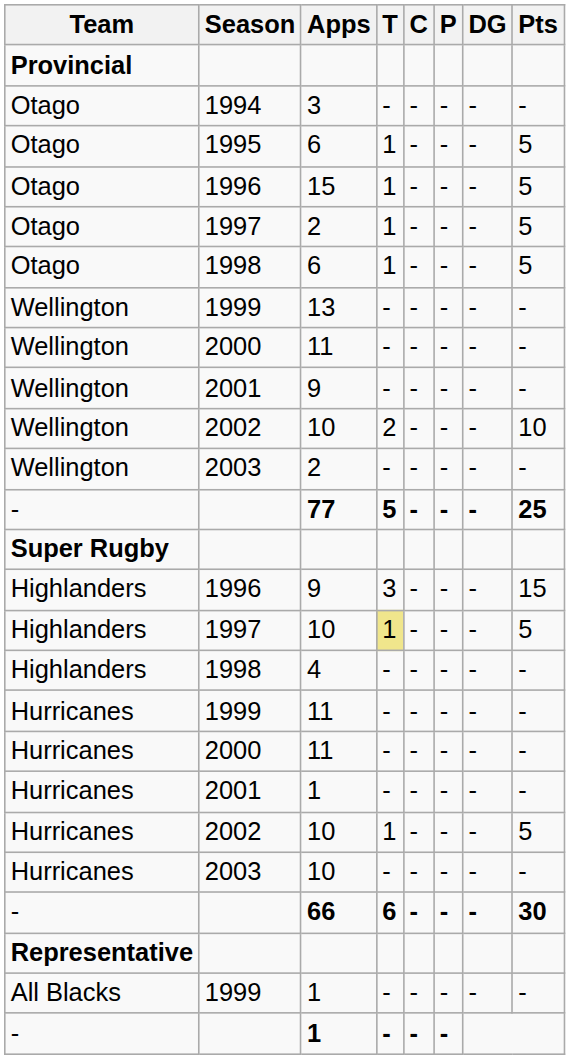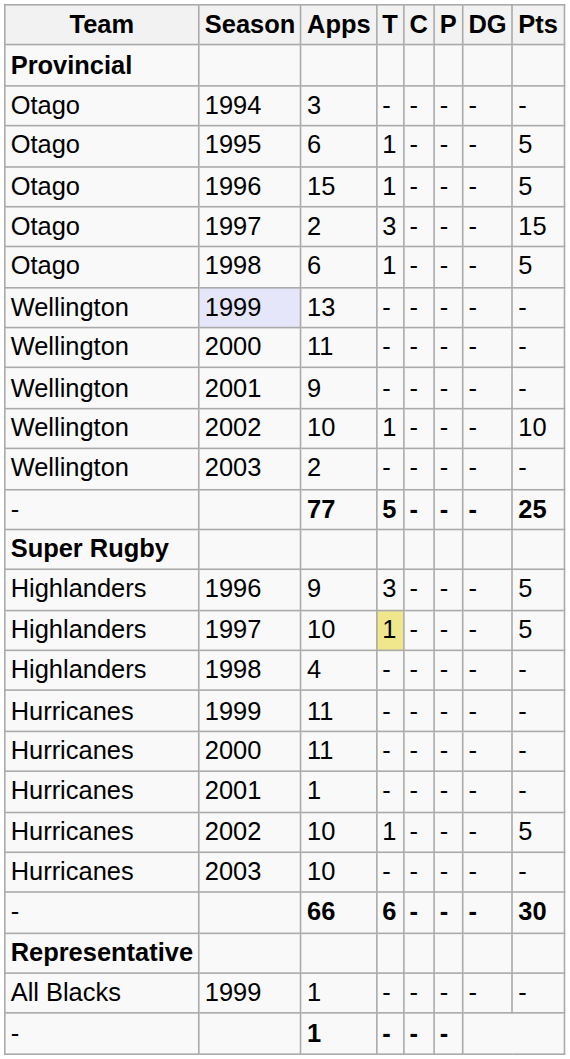(389, 226) 1 -> (389, 226) 3
(525, 226) 5 -> (532, 226) 15
(233, 307) no background -> (233, 307) lavender background
(389, 428) 2 -> (389, 428) 1
(532, 589) 15 -> (525, 589) 5
